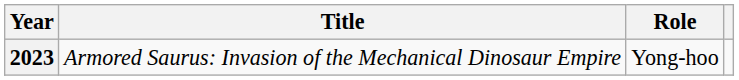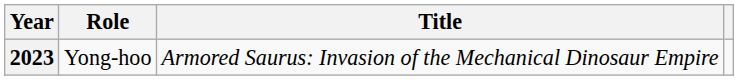columns swapped: (343, 22) <-> (675, 22)
